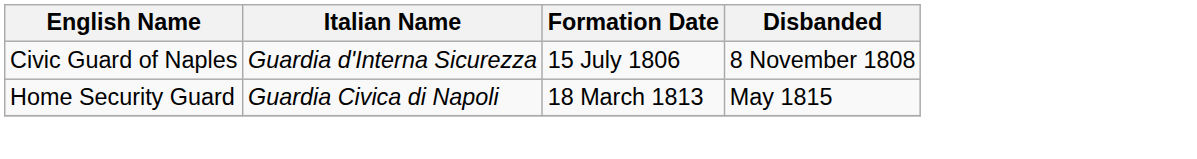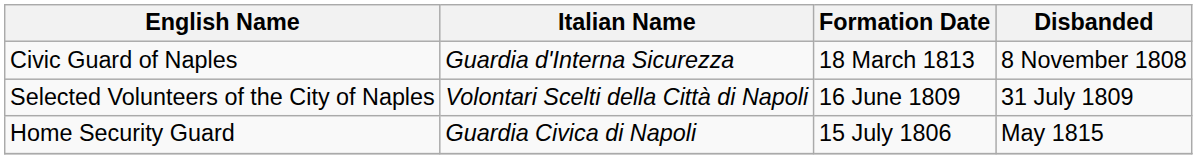(614, 60) 15 July 1806 -> (897, 60) 18 March 1813
+ row: (222, 97)
(626, 97) 18 March 1813 -> (885, 134) 15 July 1806
